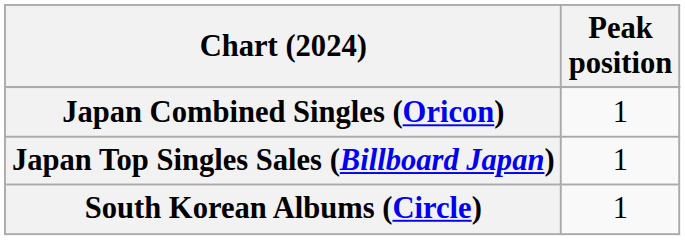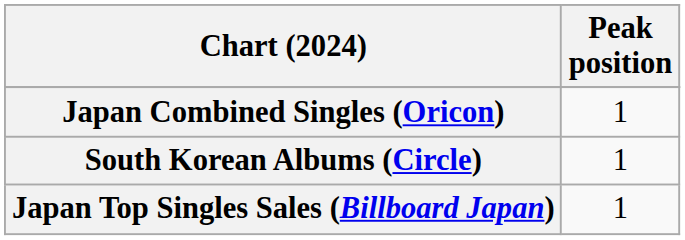rows swapped: (283, 160) <-> (283, 208)
